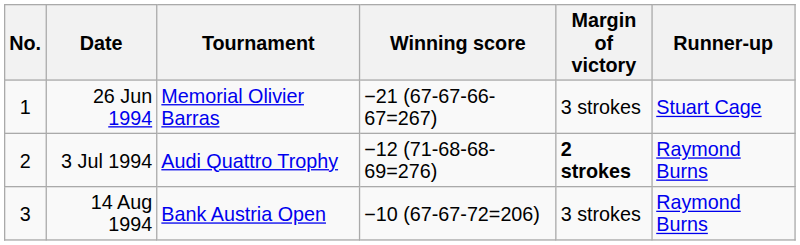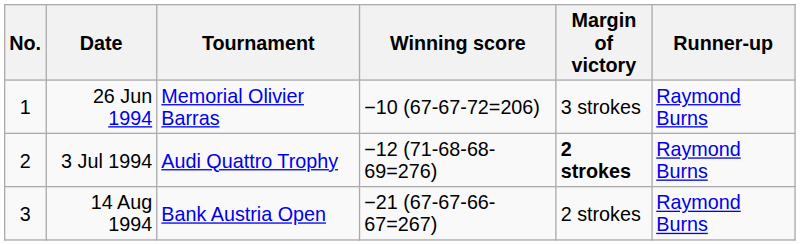(430, 107) −21 (67-67-66-67=267) -> (452, 107) −10 (67-67-72=206)
(709, 107) Stuart Cage -> (698, 107) Raymond Burns
(452, 214) −10 (67-67-72=206) -> (430, 214) −21 (67-67-66-67=267)
(601, 214) 3 strokes -> (601, 214) 2 strokes
